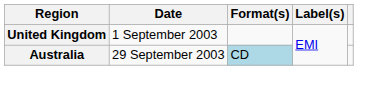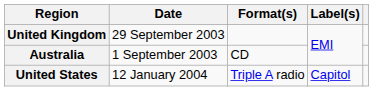(165, 34) 1 September 2003 -> (168, 34) 29 September 2003
(168, 55) 29 September 2003 -> (165, 55) 1 September 2003
(240, 55) lightblue background -> (240, 55) no background
+ row: (57, 75)
